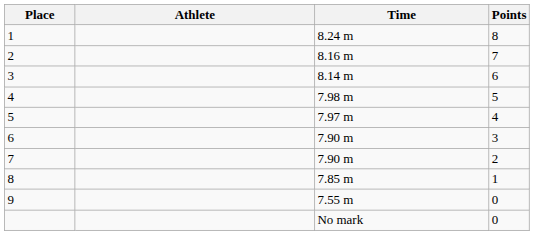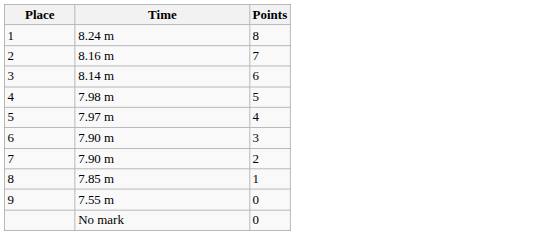- column: (195, 14)
